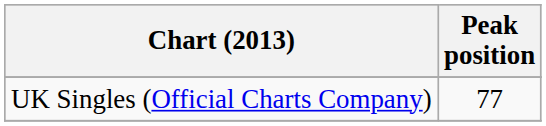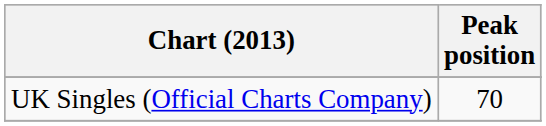(490, 98) 77 -> (490, 98) 70
